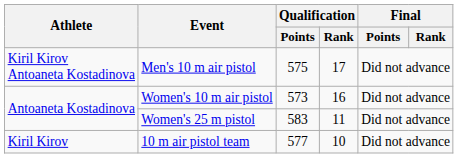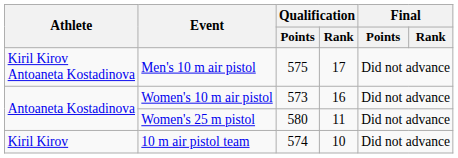(298, 120) 583 -> (298, 120) 580
(298, 142) 577 -> (298, 142) 574
